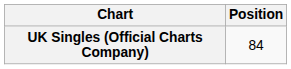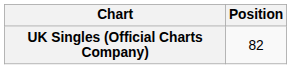(256, 44) 84 -> (256, 44) 82
